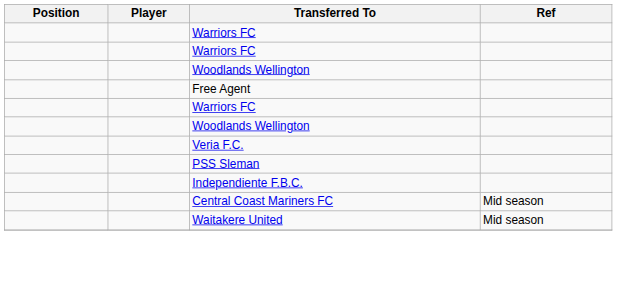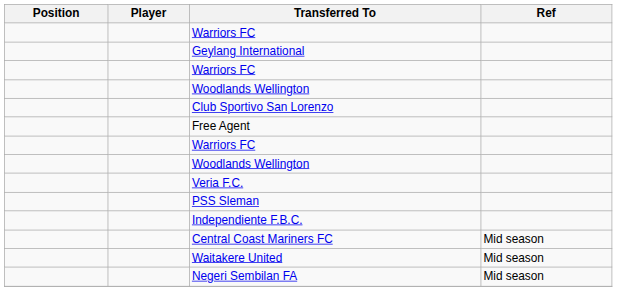+ row: (248, 51)
+ row: (263, 107)
+ row: (245, 276)
